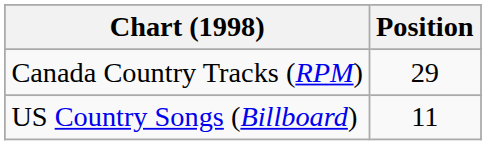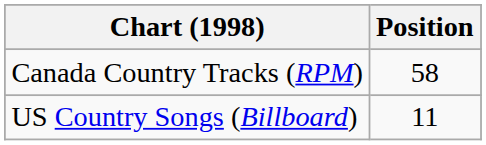(425, 71) 29 -> (425, 71) 58
